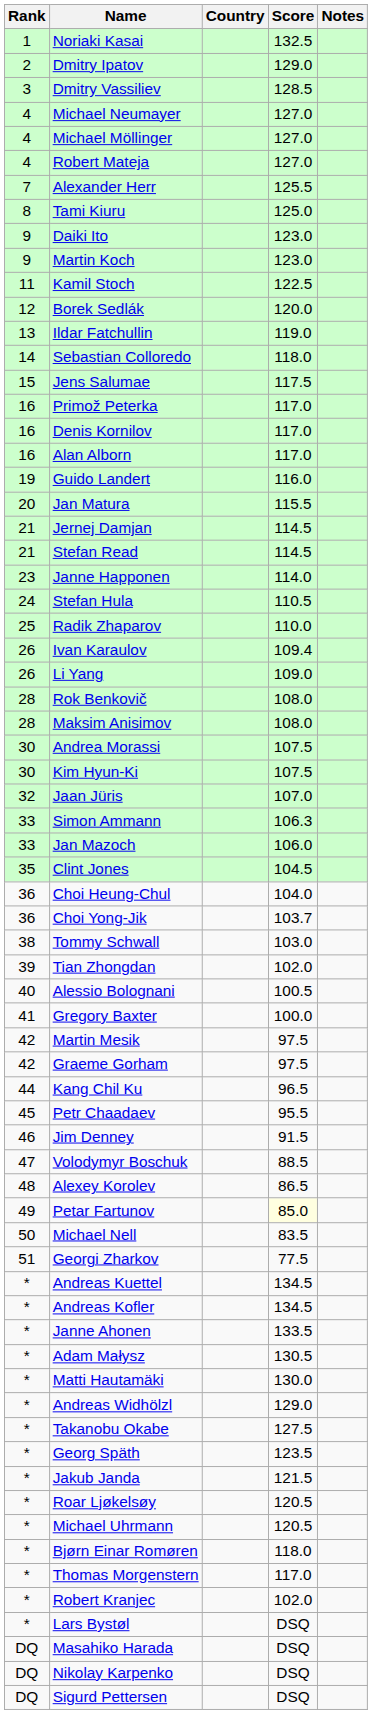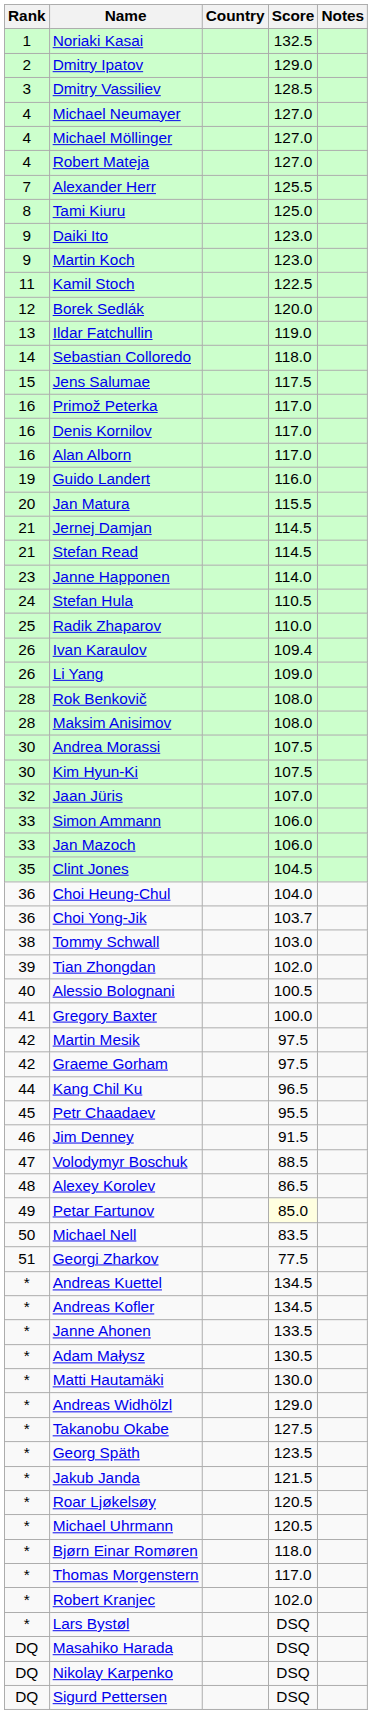(293, 820) 106.3 -> (293, 820) 106.0
